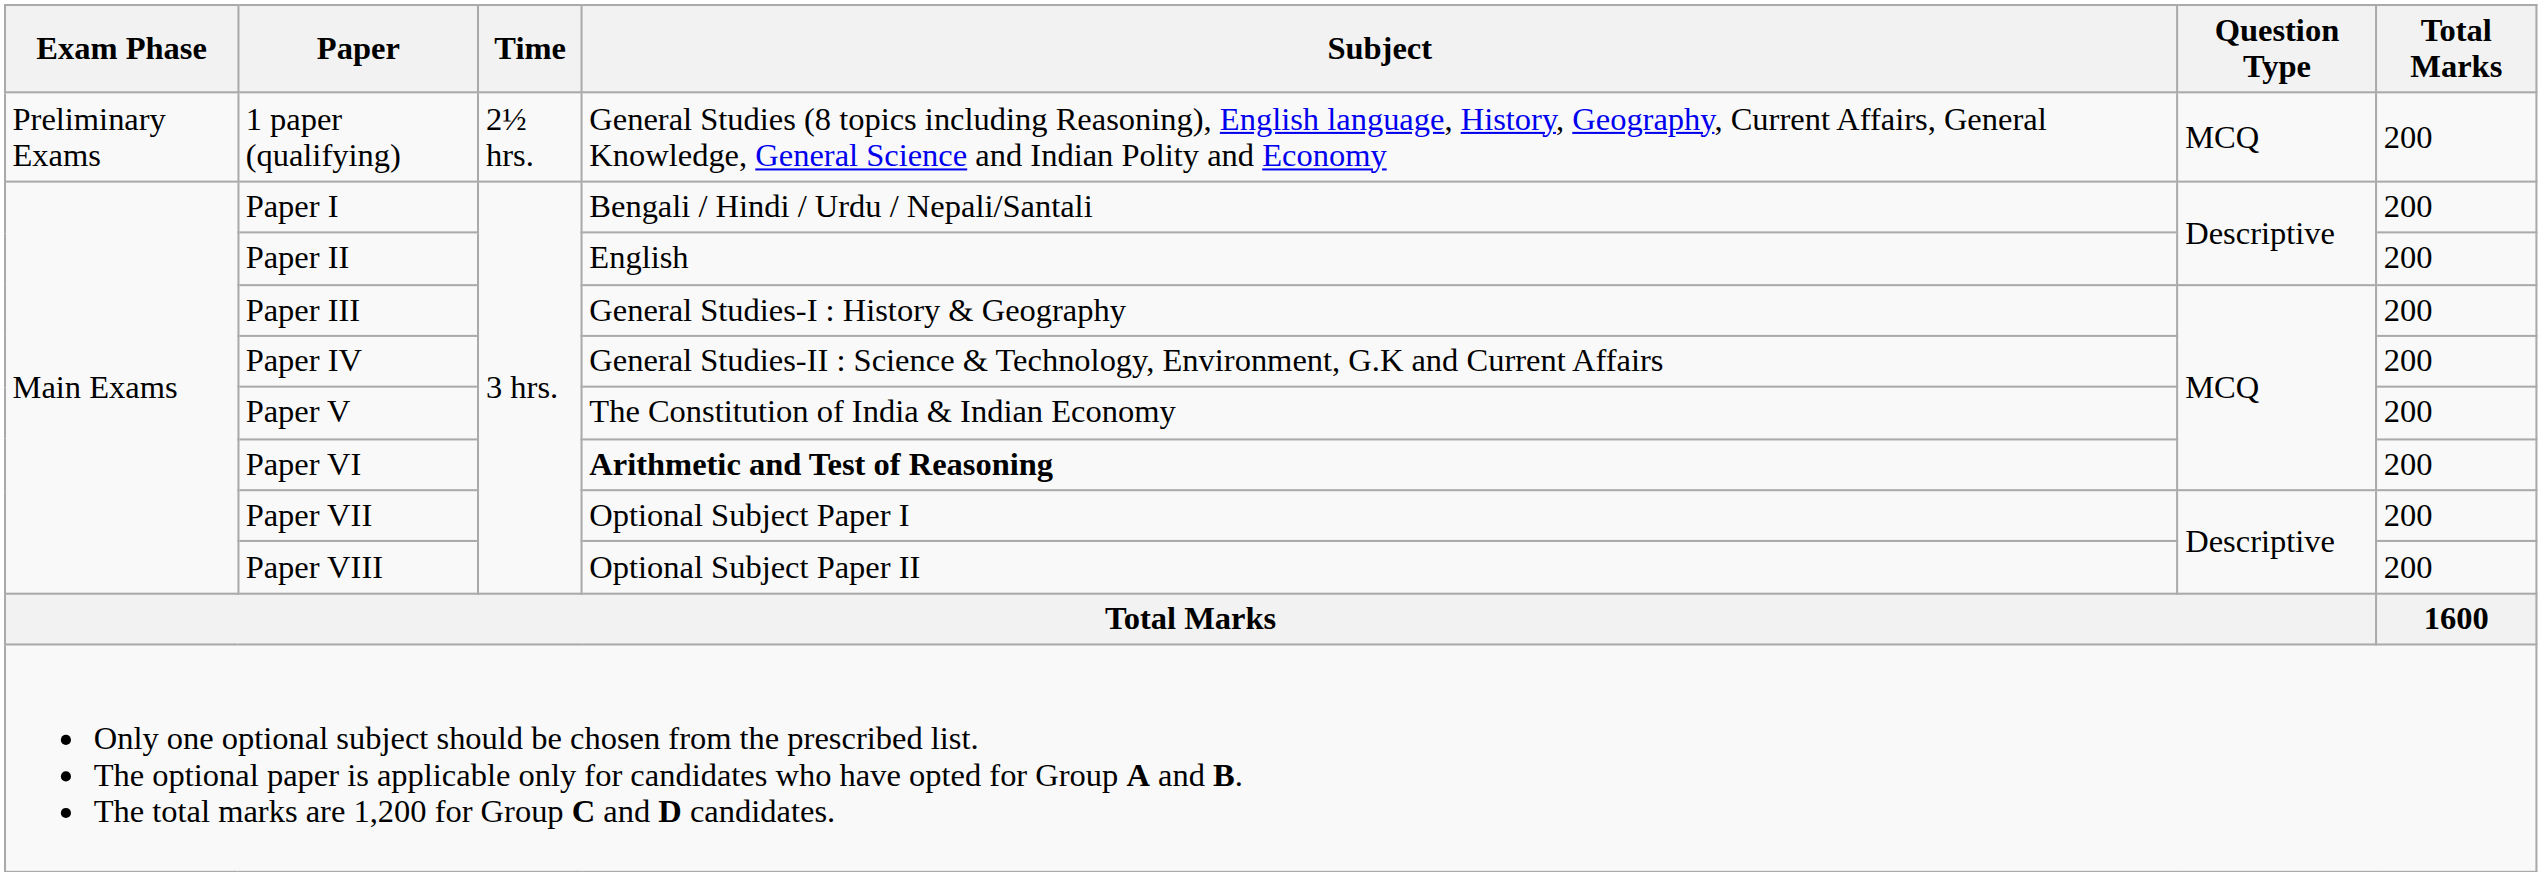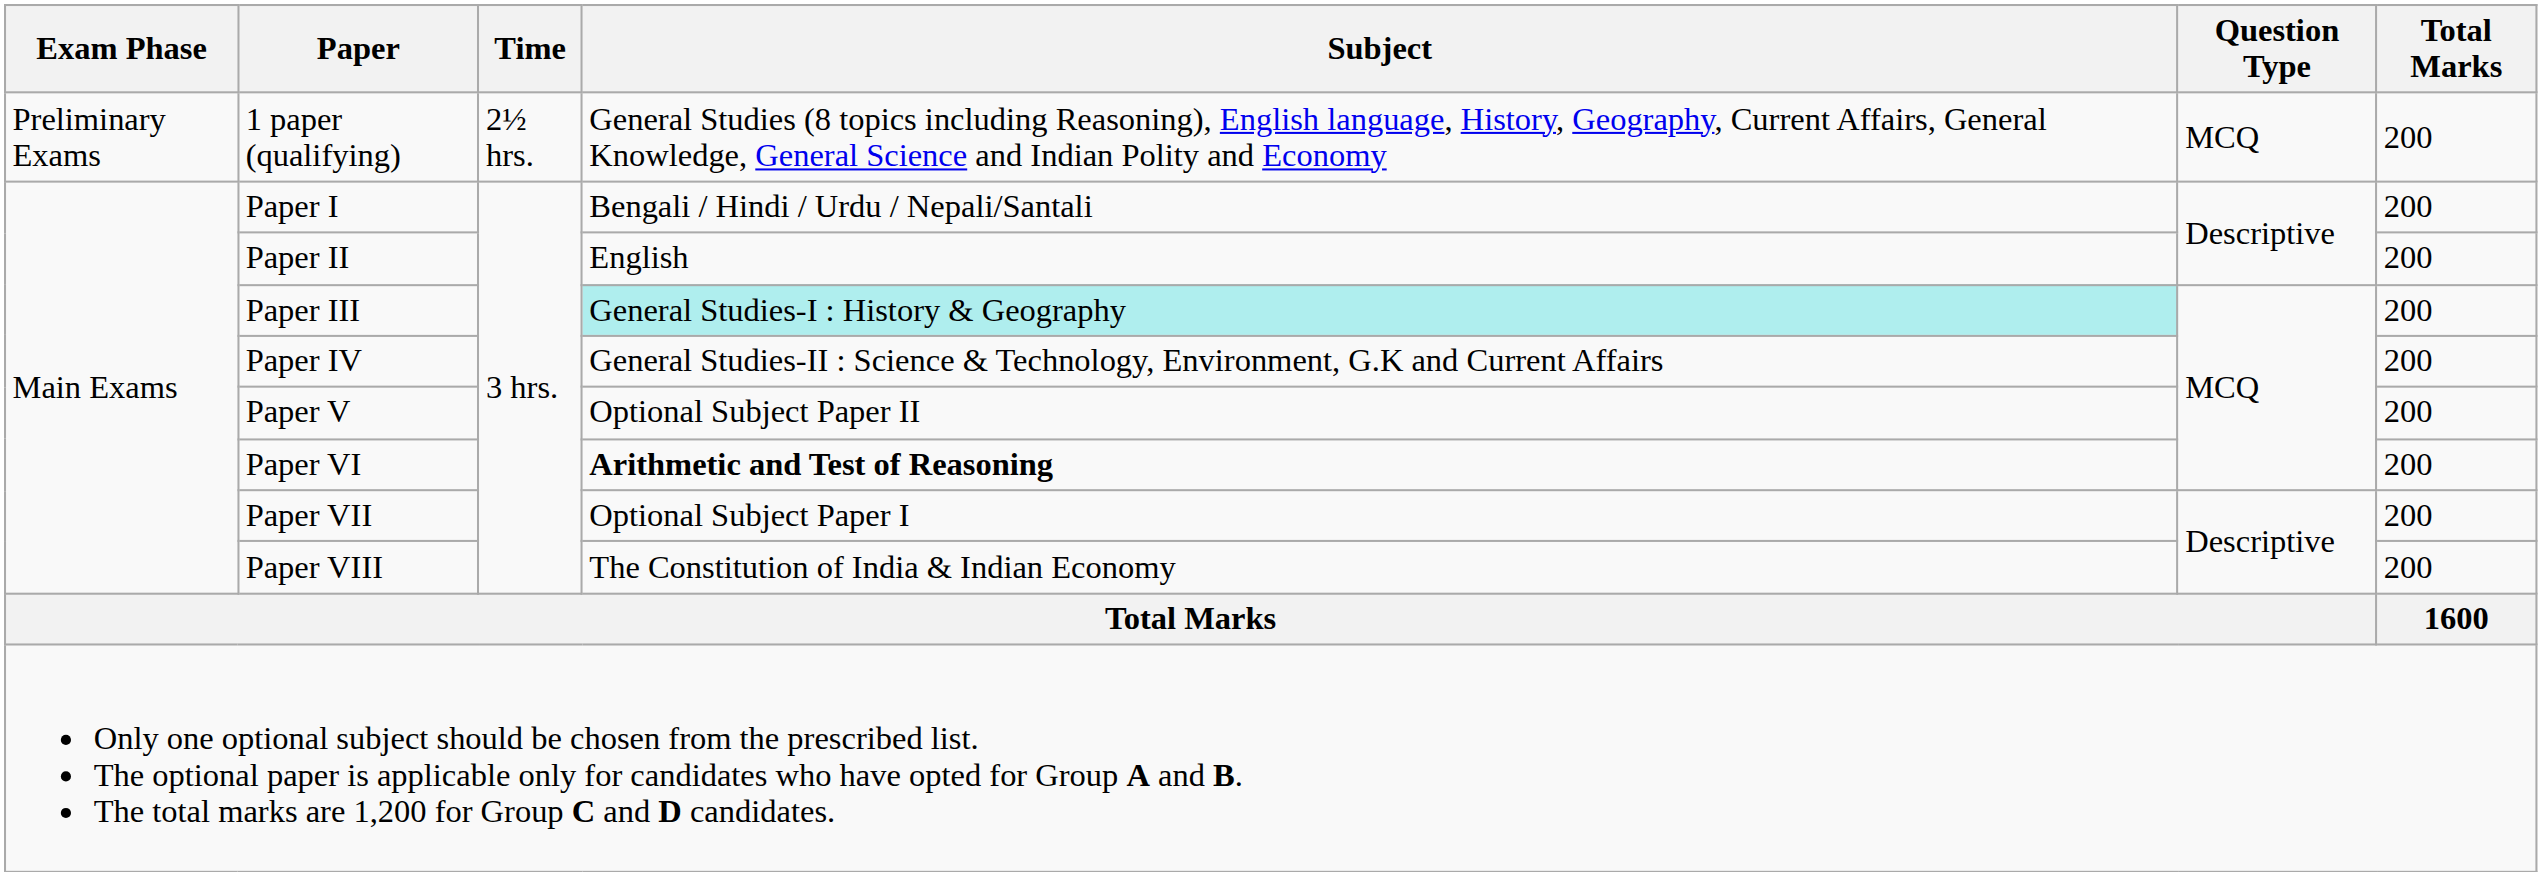(858, 309) no background -> (858, 309) paleturquoise background
(882, 412) The Constitution of India & Indian Economy -> (755, 412) Optional Subject Paper II
(755, 566) Optional Subject Paper II -> (882, 566) The Constitution of India & Indian Economy
